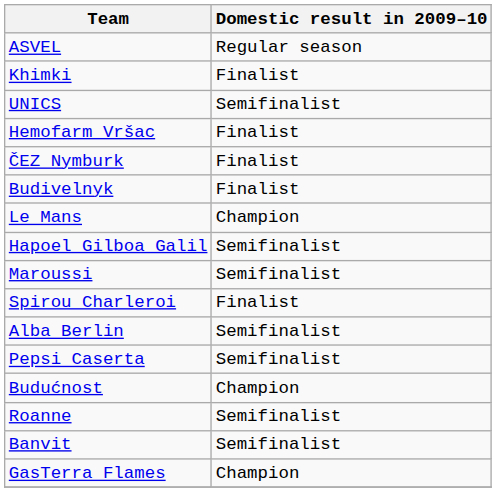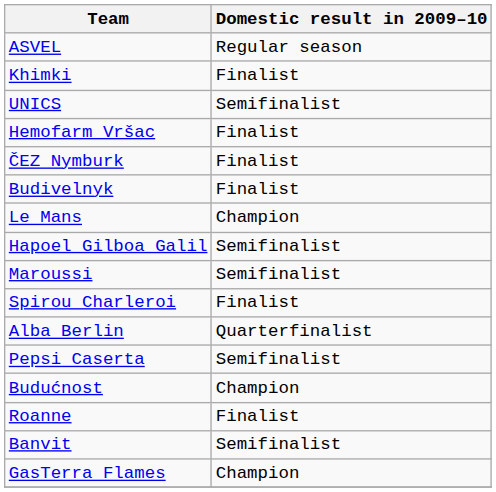(278, 331) Semifinalist -> (294, 331) Quarterfinalist
(278, 416) Semifinalist -> (258, 416) Finalist
